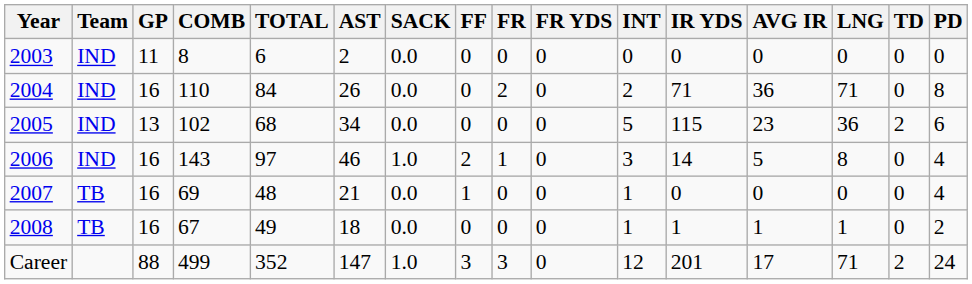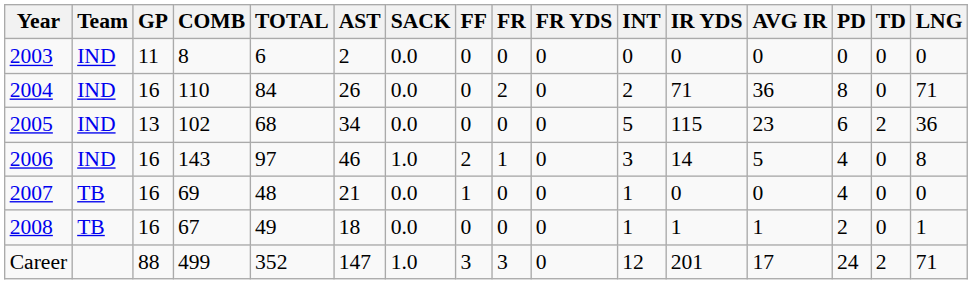columns swapped: (860, 21) <-> (948, 21)
